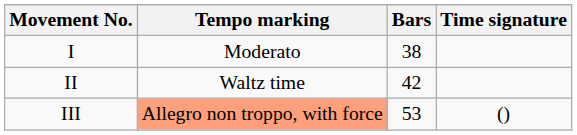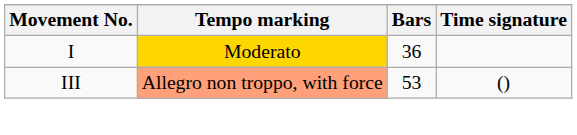(262, 51) no background -> (262, 51) gold background
(412, 51) 38 -> (412, 51) 36
- row: (71, 82)
